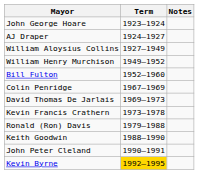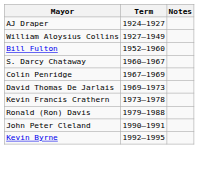- row: (46, 23)
- row: (60, 62)
+ row: (46, 62)
- row: (37, 138)
(144, 163) gold background -> (144, 138) no background
